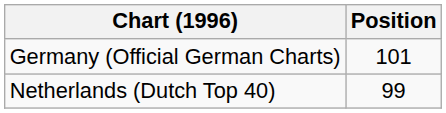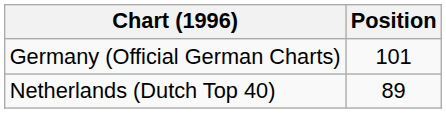(394, 90) 99 -> (394, 90) 89
